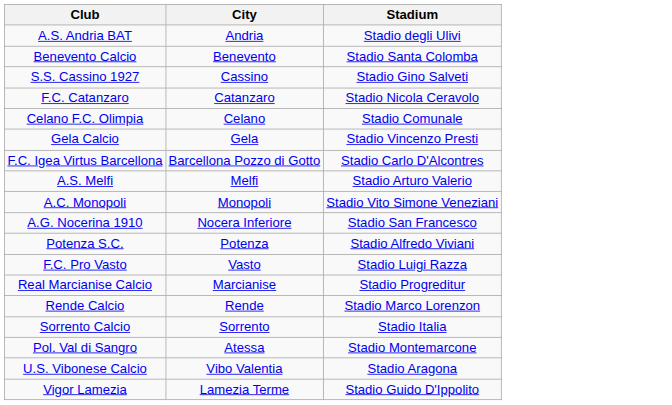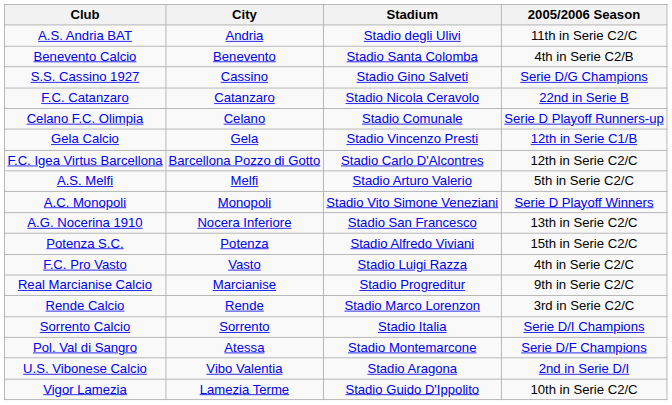+ column: (584, 14)
